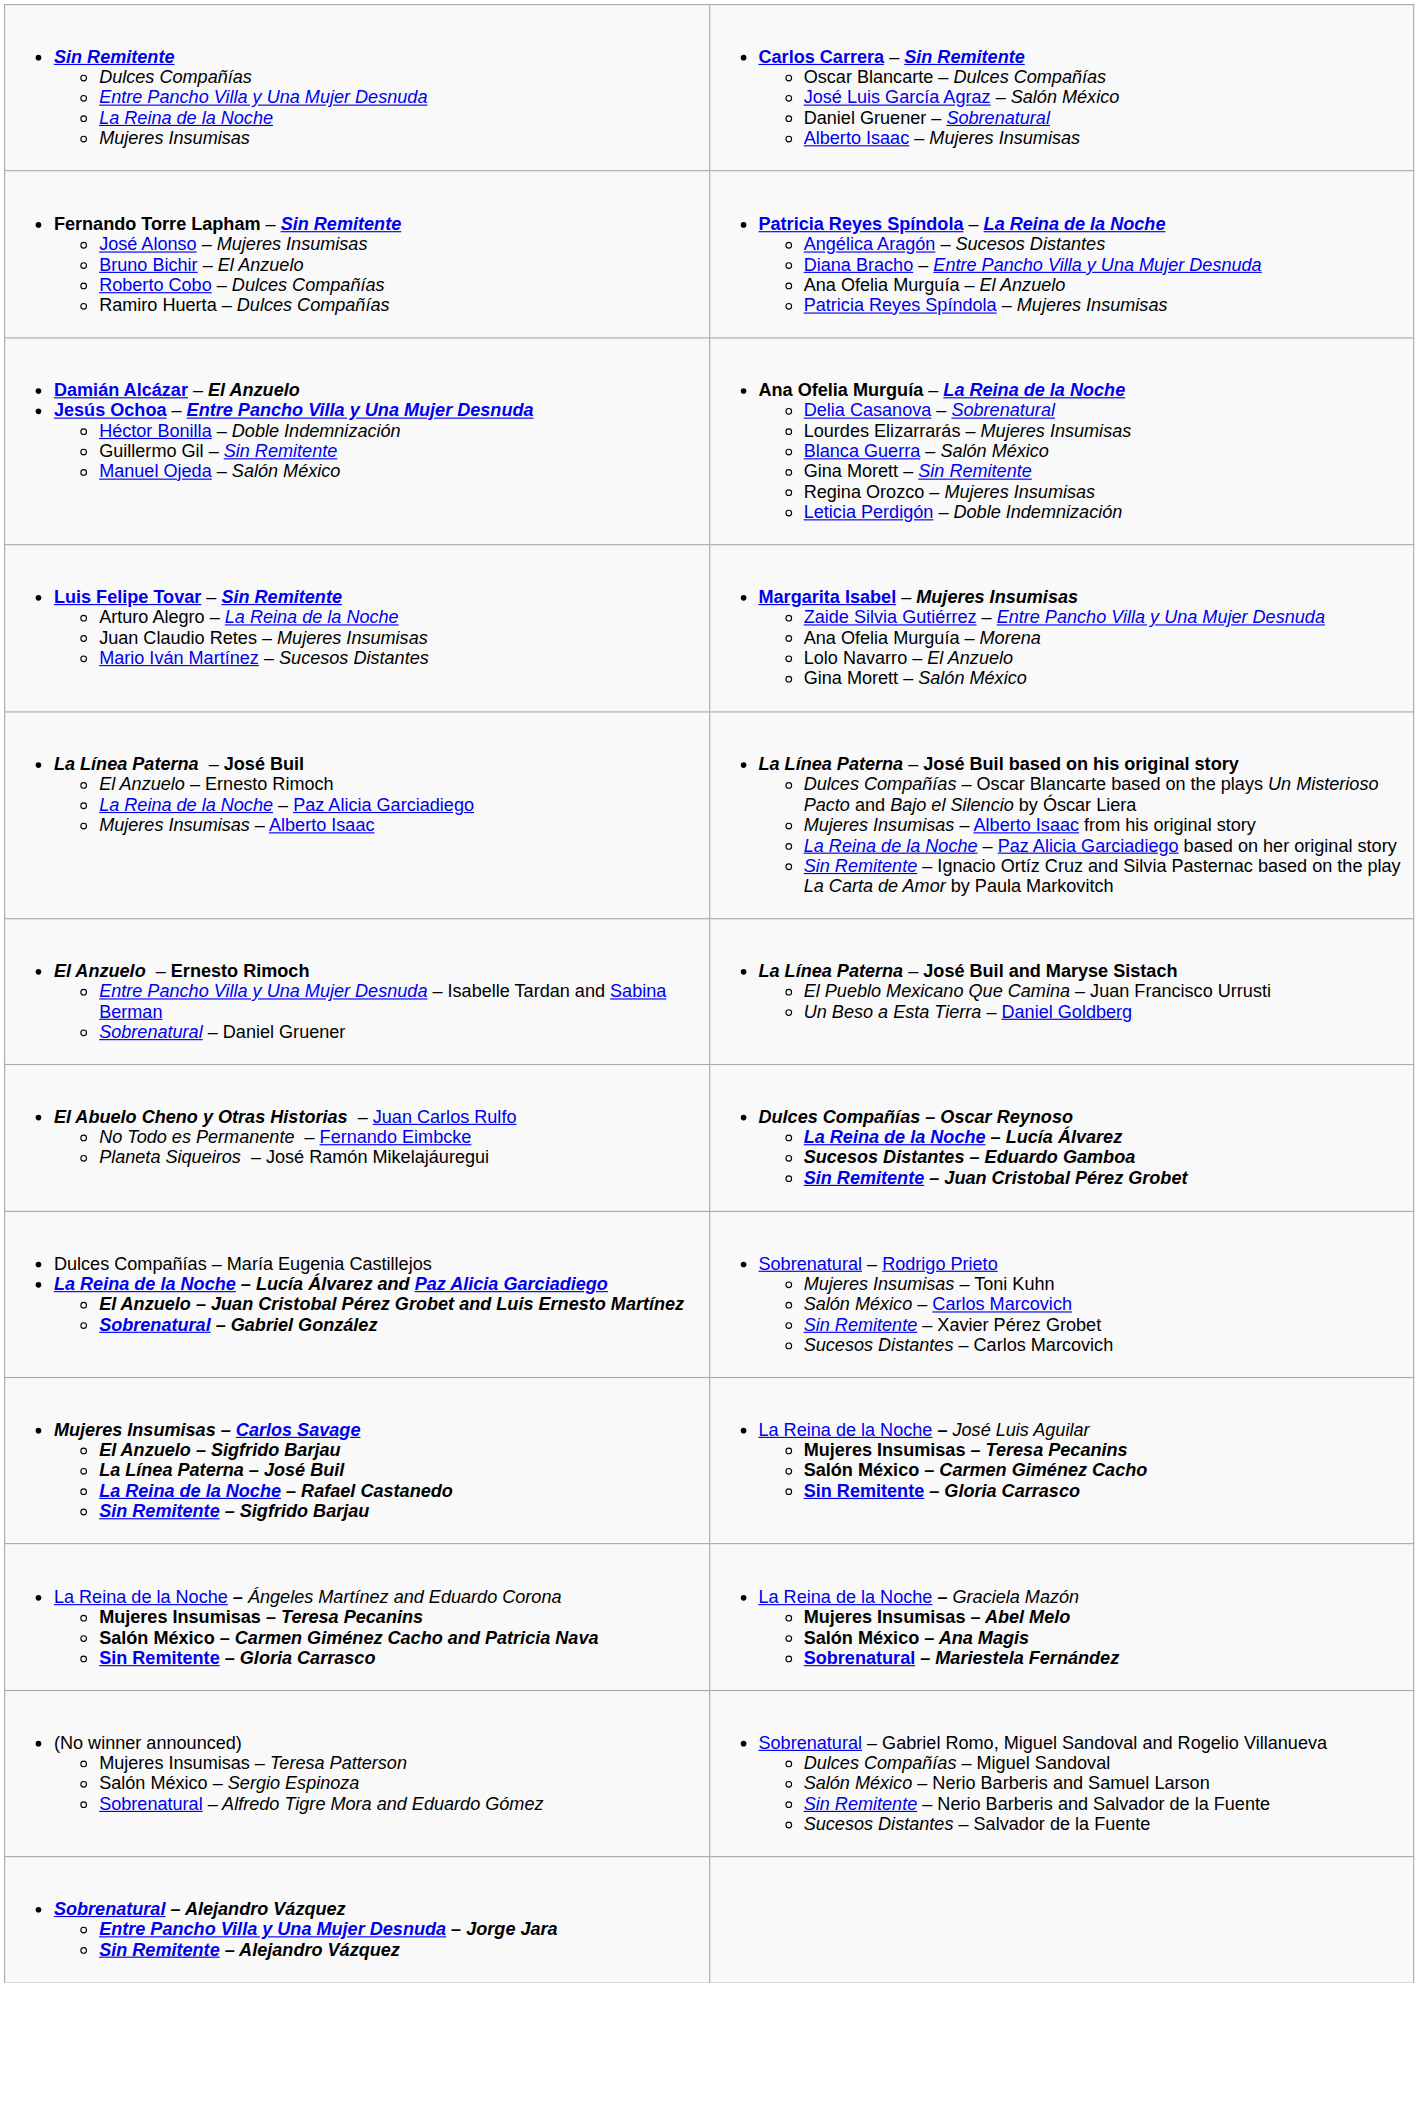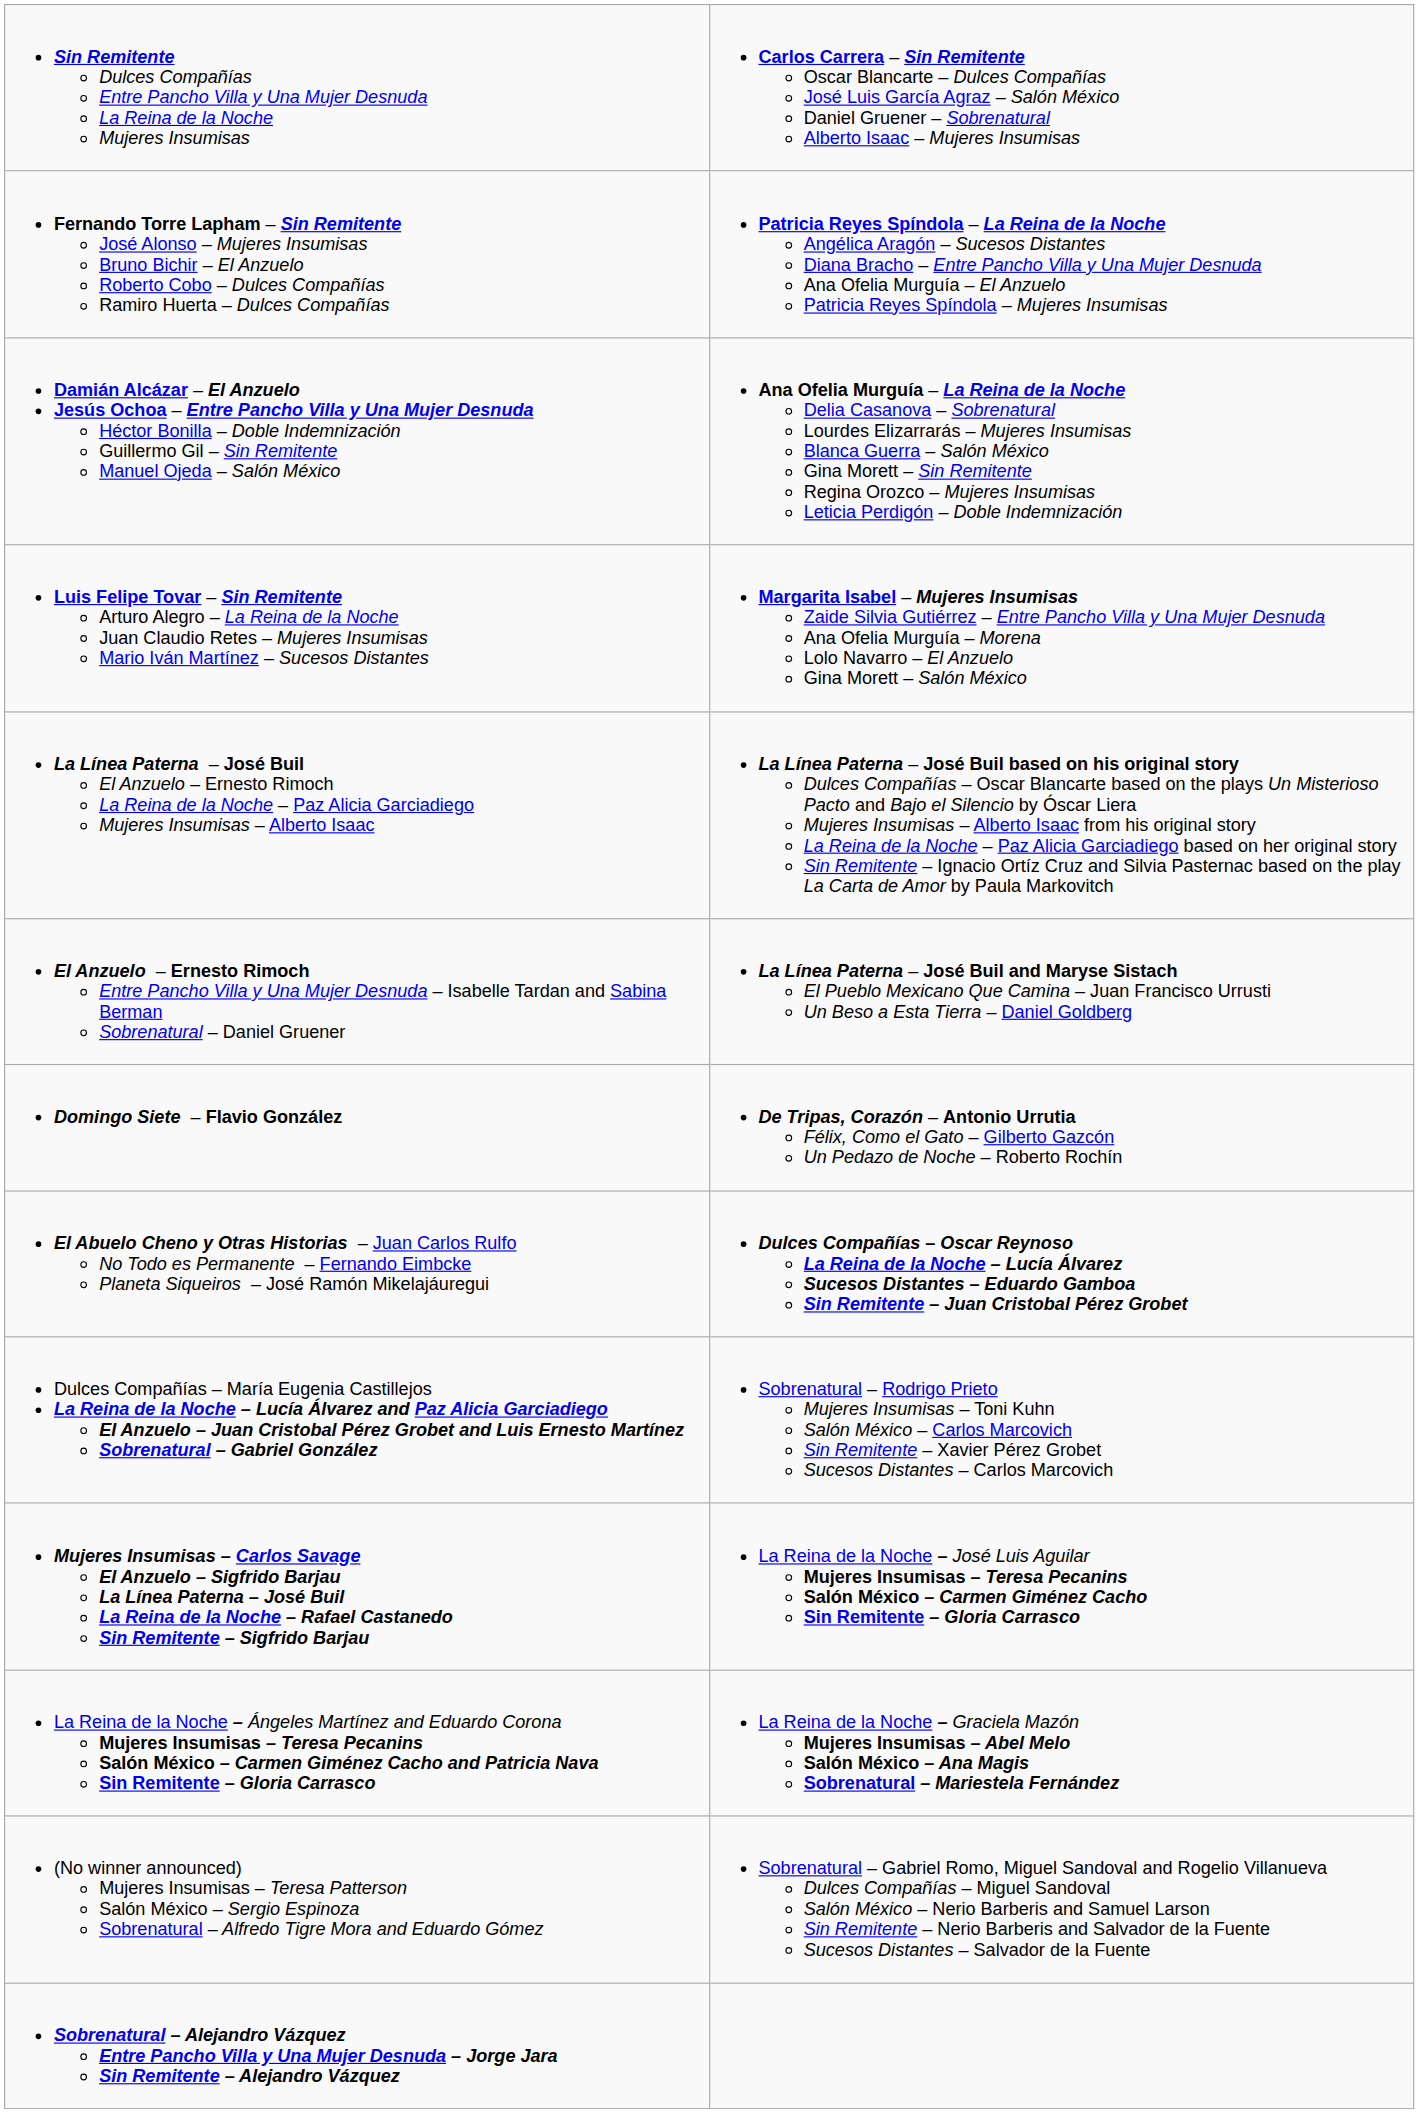+ row: (357, 1118)
